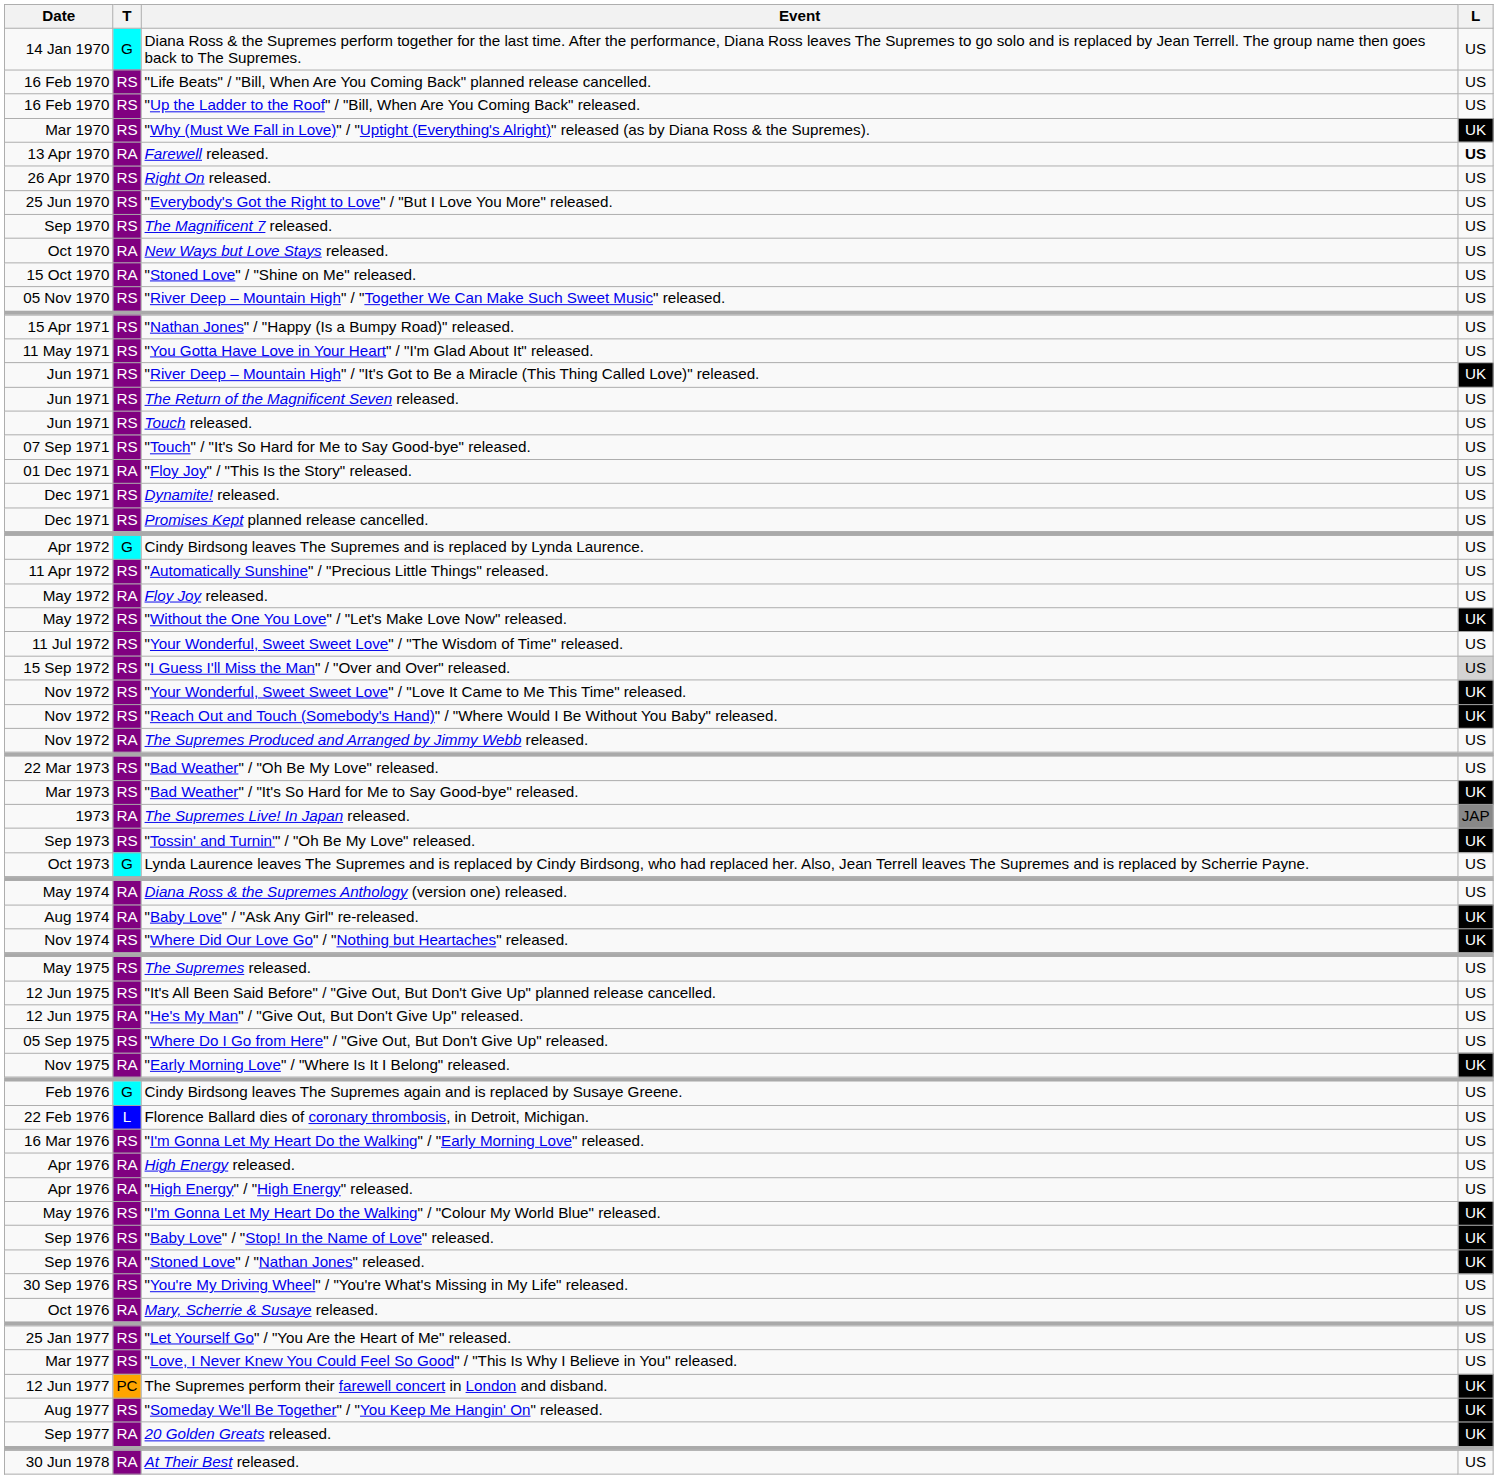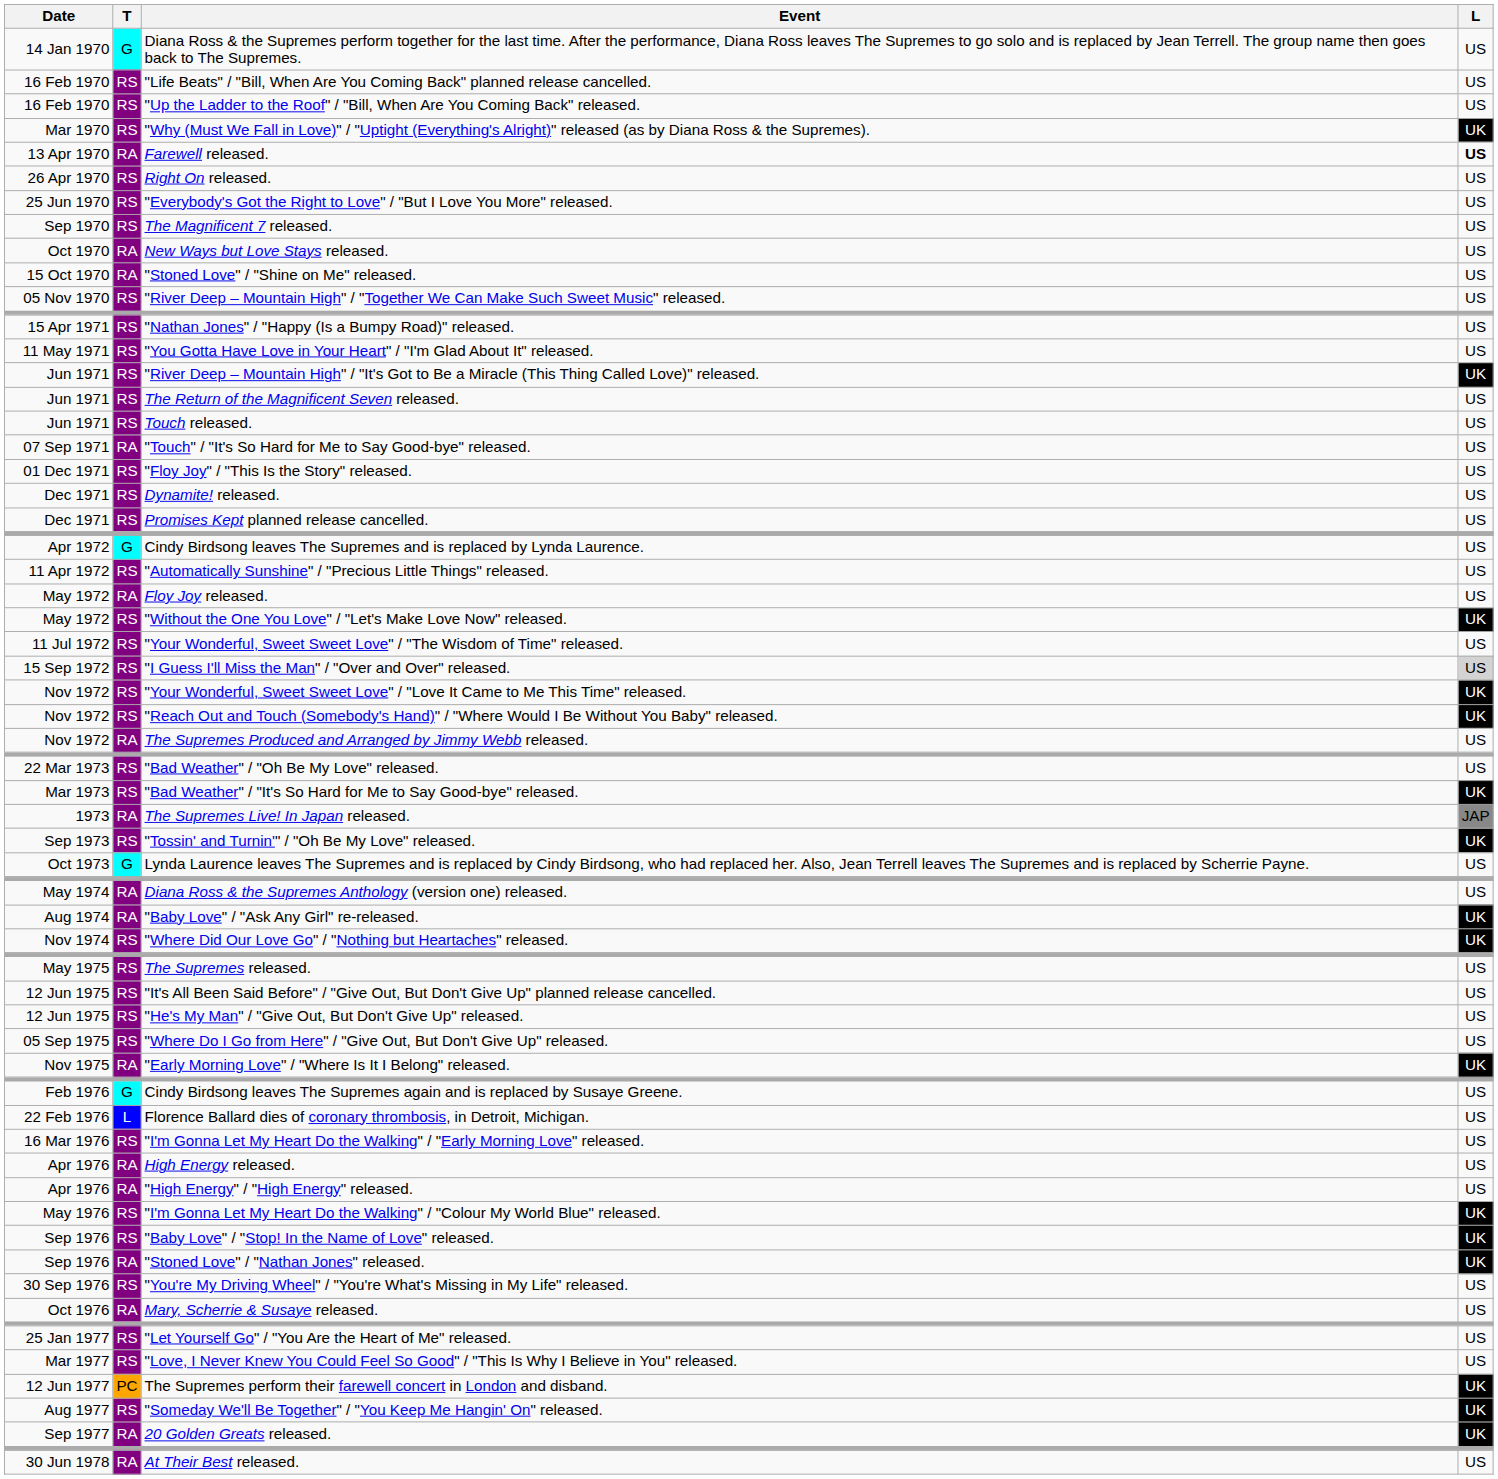(127, 447) RS -> (127, 447) RA
(127, 471) RA -> (127, 471) RS
(127, 1016) RA -> (127, 1016) RS
